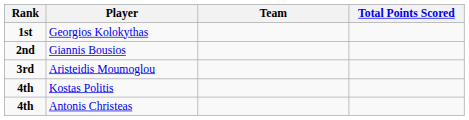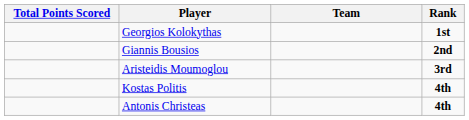columns swapped: (25, 13) <-> (406, 13)
